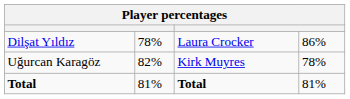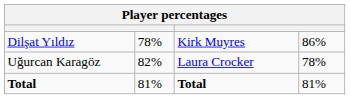(216, 41) Laura Crocker -> (211, 41) Kirk Muyres
(211, 62) Kirk Muyres -> (216, 62) Laura Crocker
